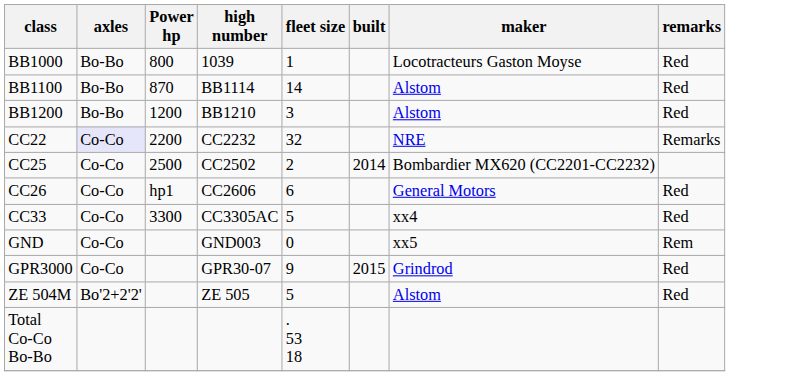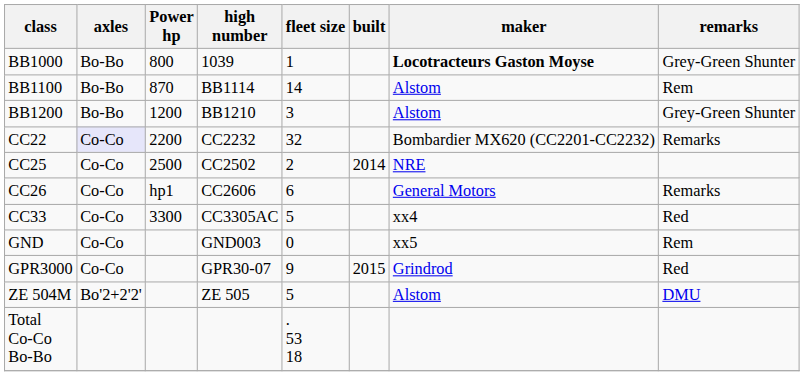(487, 61) normal -> (493, 61) bold
(676, 61) Red -> (729, 61) Grey-Green Shunter
(676, 87) Red -> (678, 87) Rem
(676, 113) Red -> (729, 113) Grey-Green Shunter
(409, 139) NRE -> (524, 139) Bombardier MX620 (CC2201-CC2232)
(524, 165) Bombardier MX620 (CC2201-CC2232) -> (409, 165) NRE
(676, 191) Red -> (691, 191) Remarks
(676, 294) Red -> (681, 294) DMU
